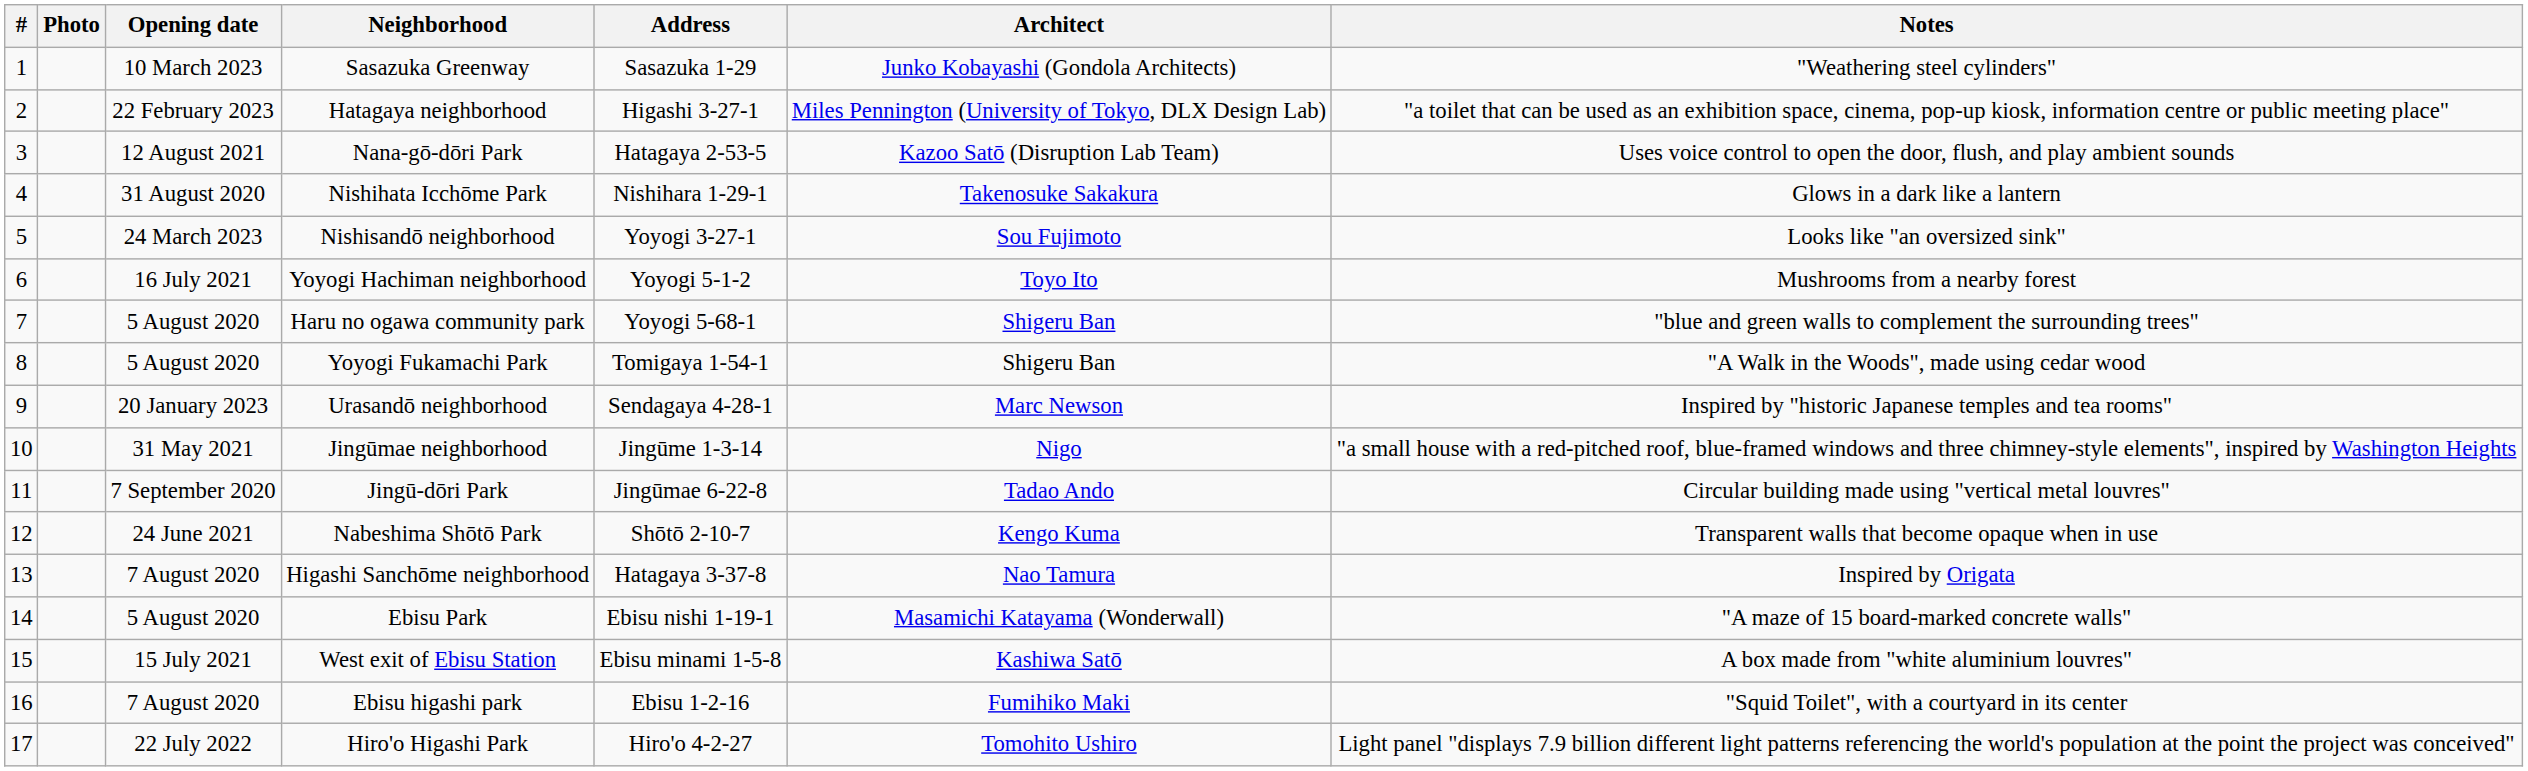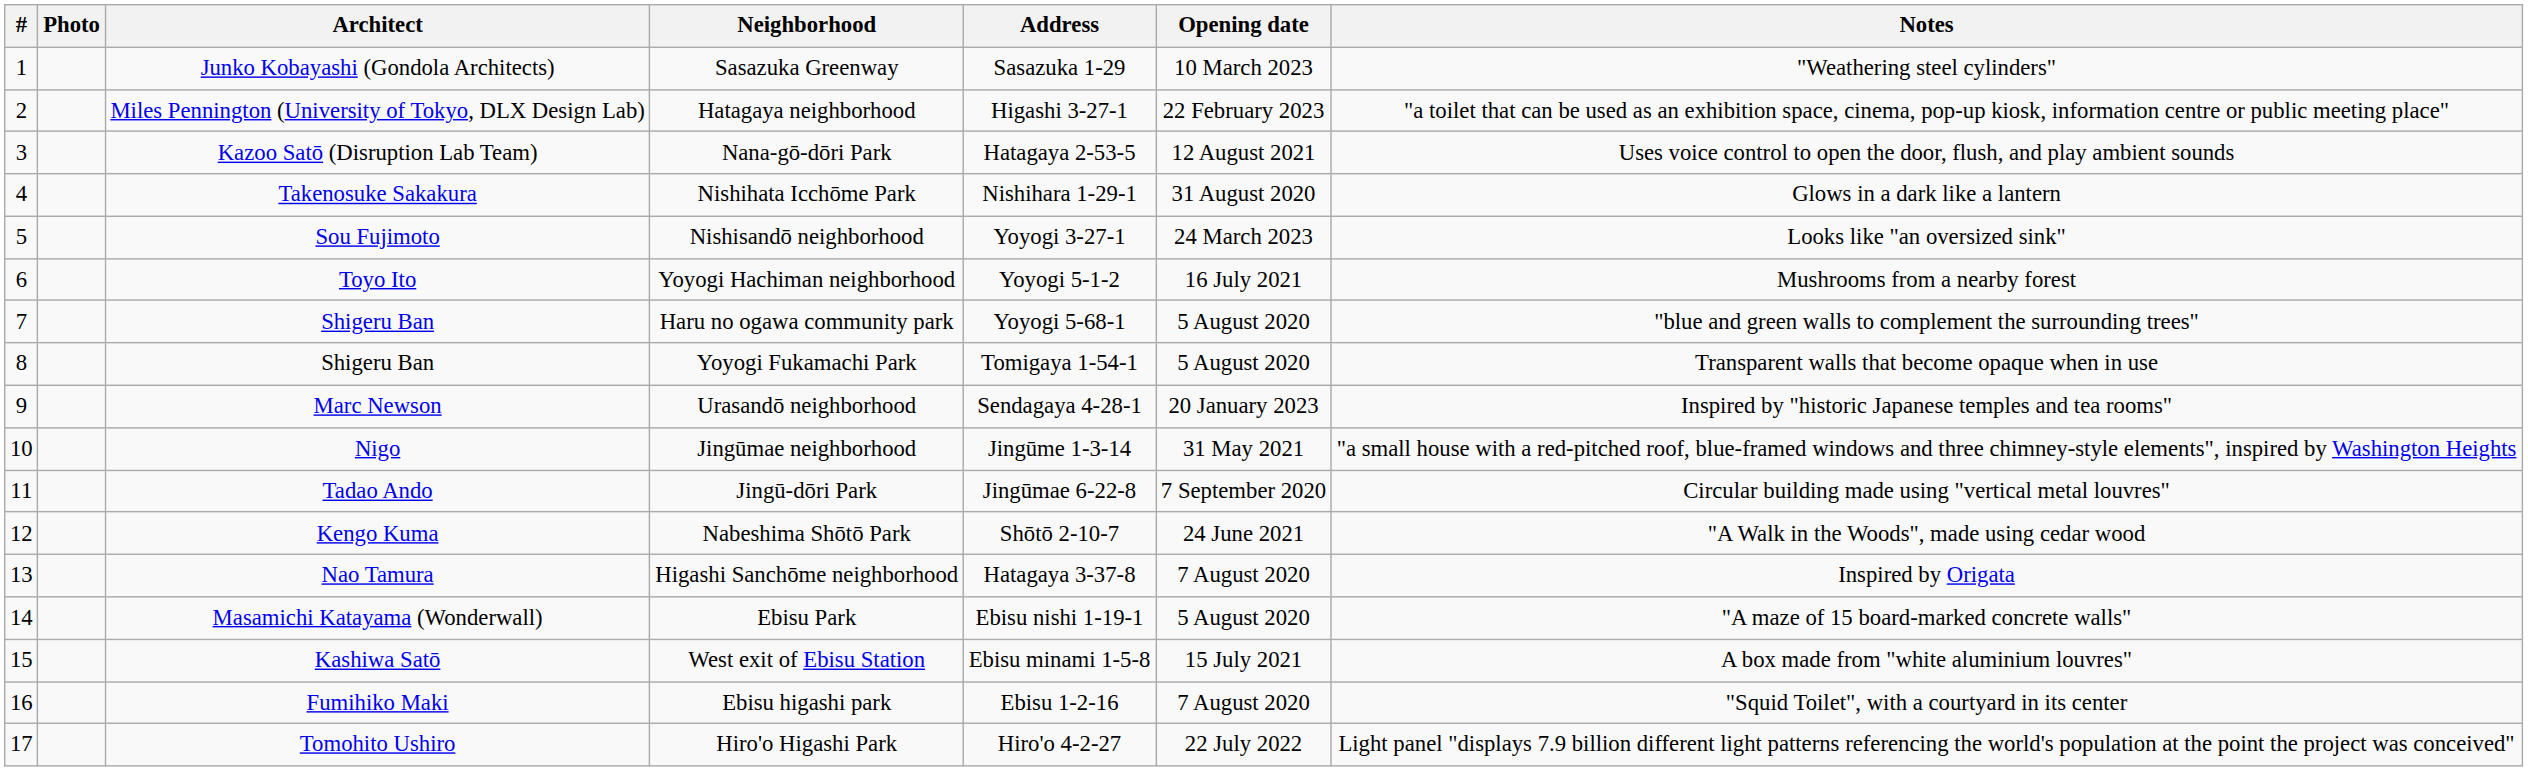columns swapped: (1059, 25) <-> (193, 25)
(1927, 363) "A Walk in the Woods", made using cedar wood -> (1927, 363) Transparent walls that become opaque when in use
(1927, 532) Transparent walls that become opaque when in use -> (1927, 532) "A Walk in the Woods", made using cedar wood
